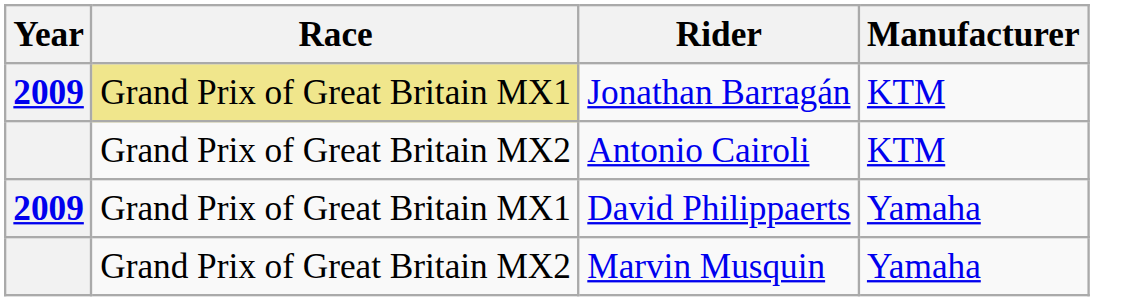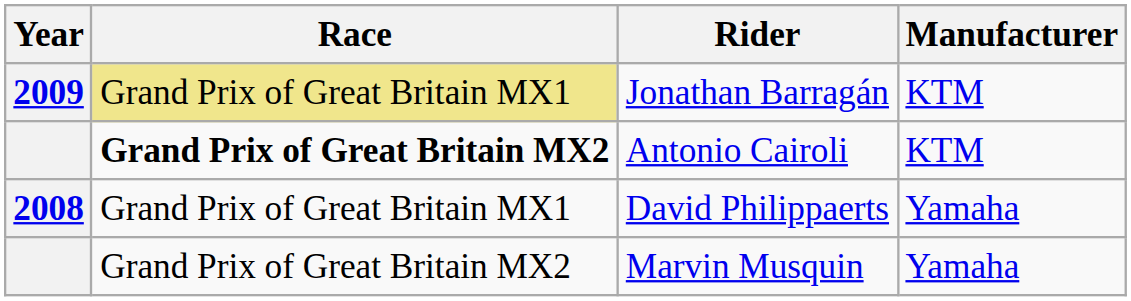(336, 150) normal -> (355, 150) bold
(49, 208) 2009 -> (49, 208) 2008
